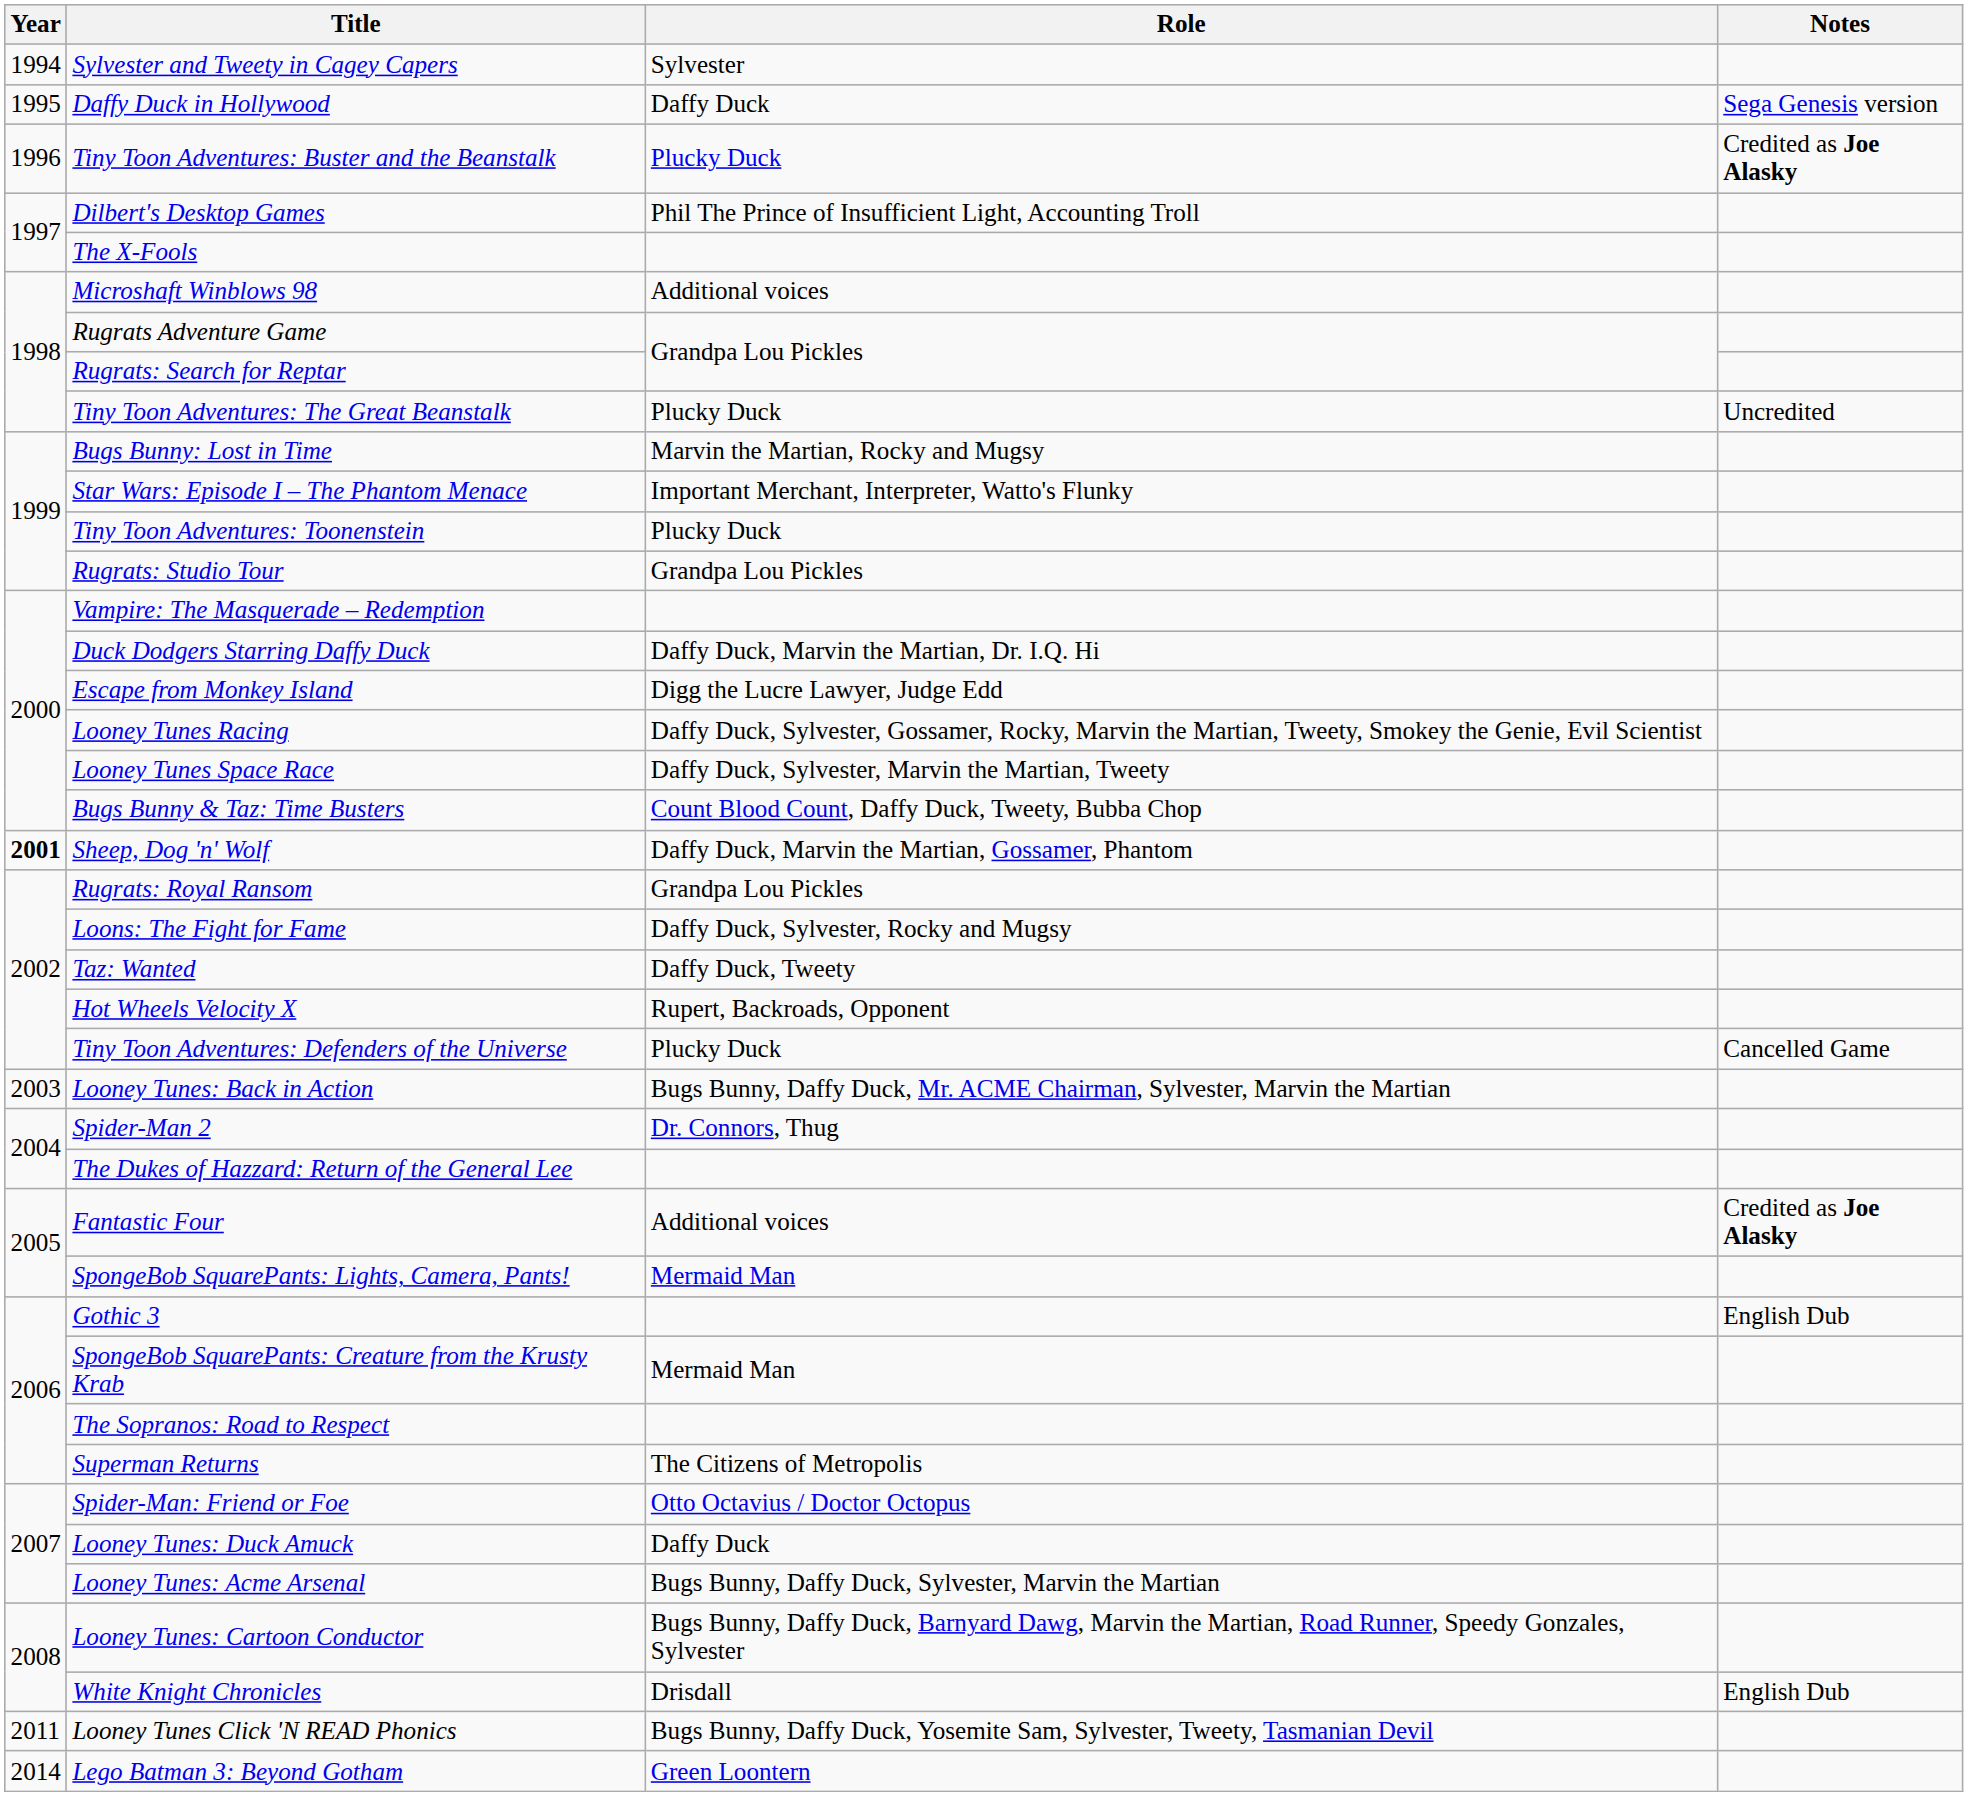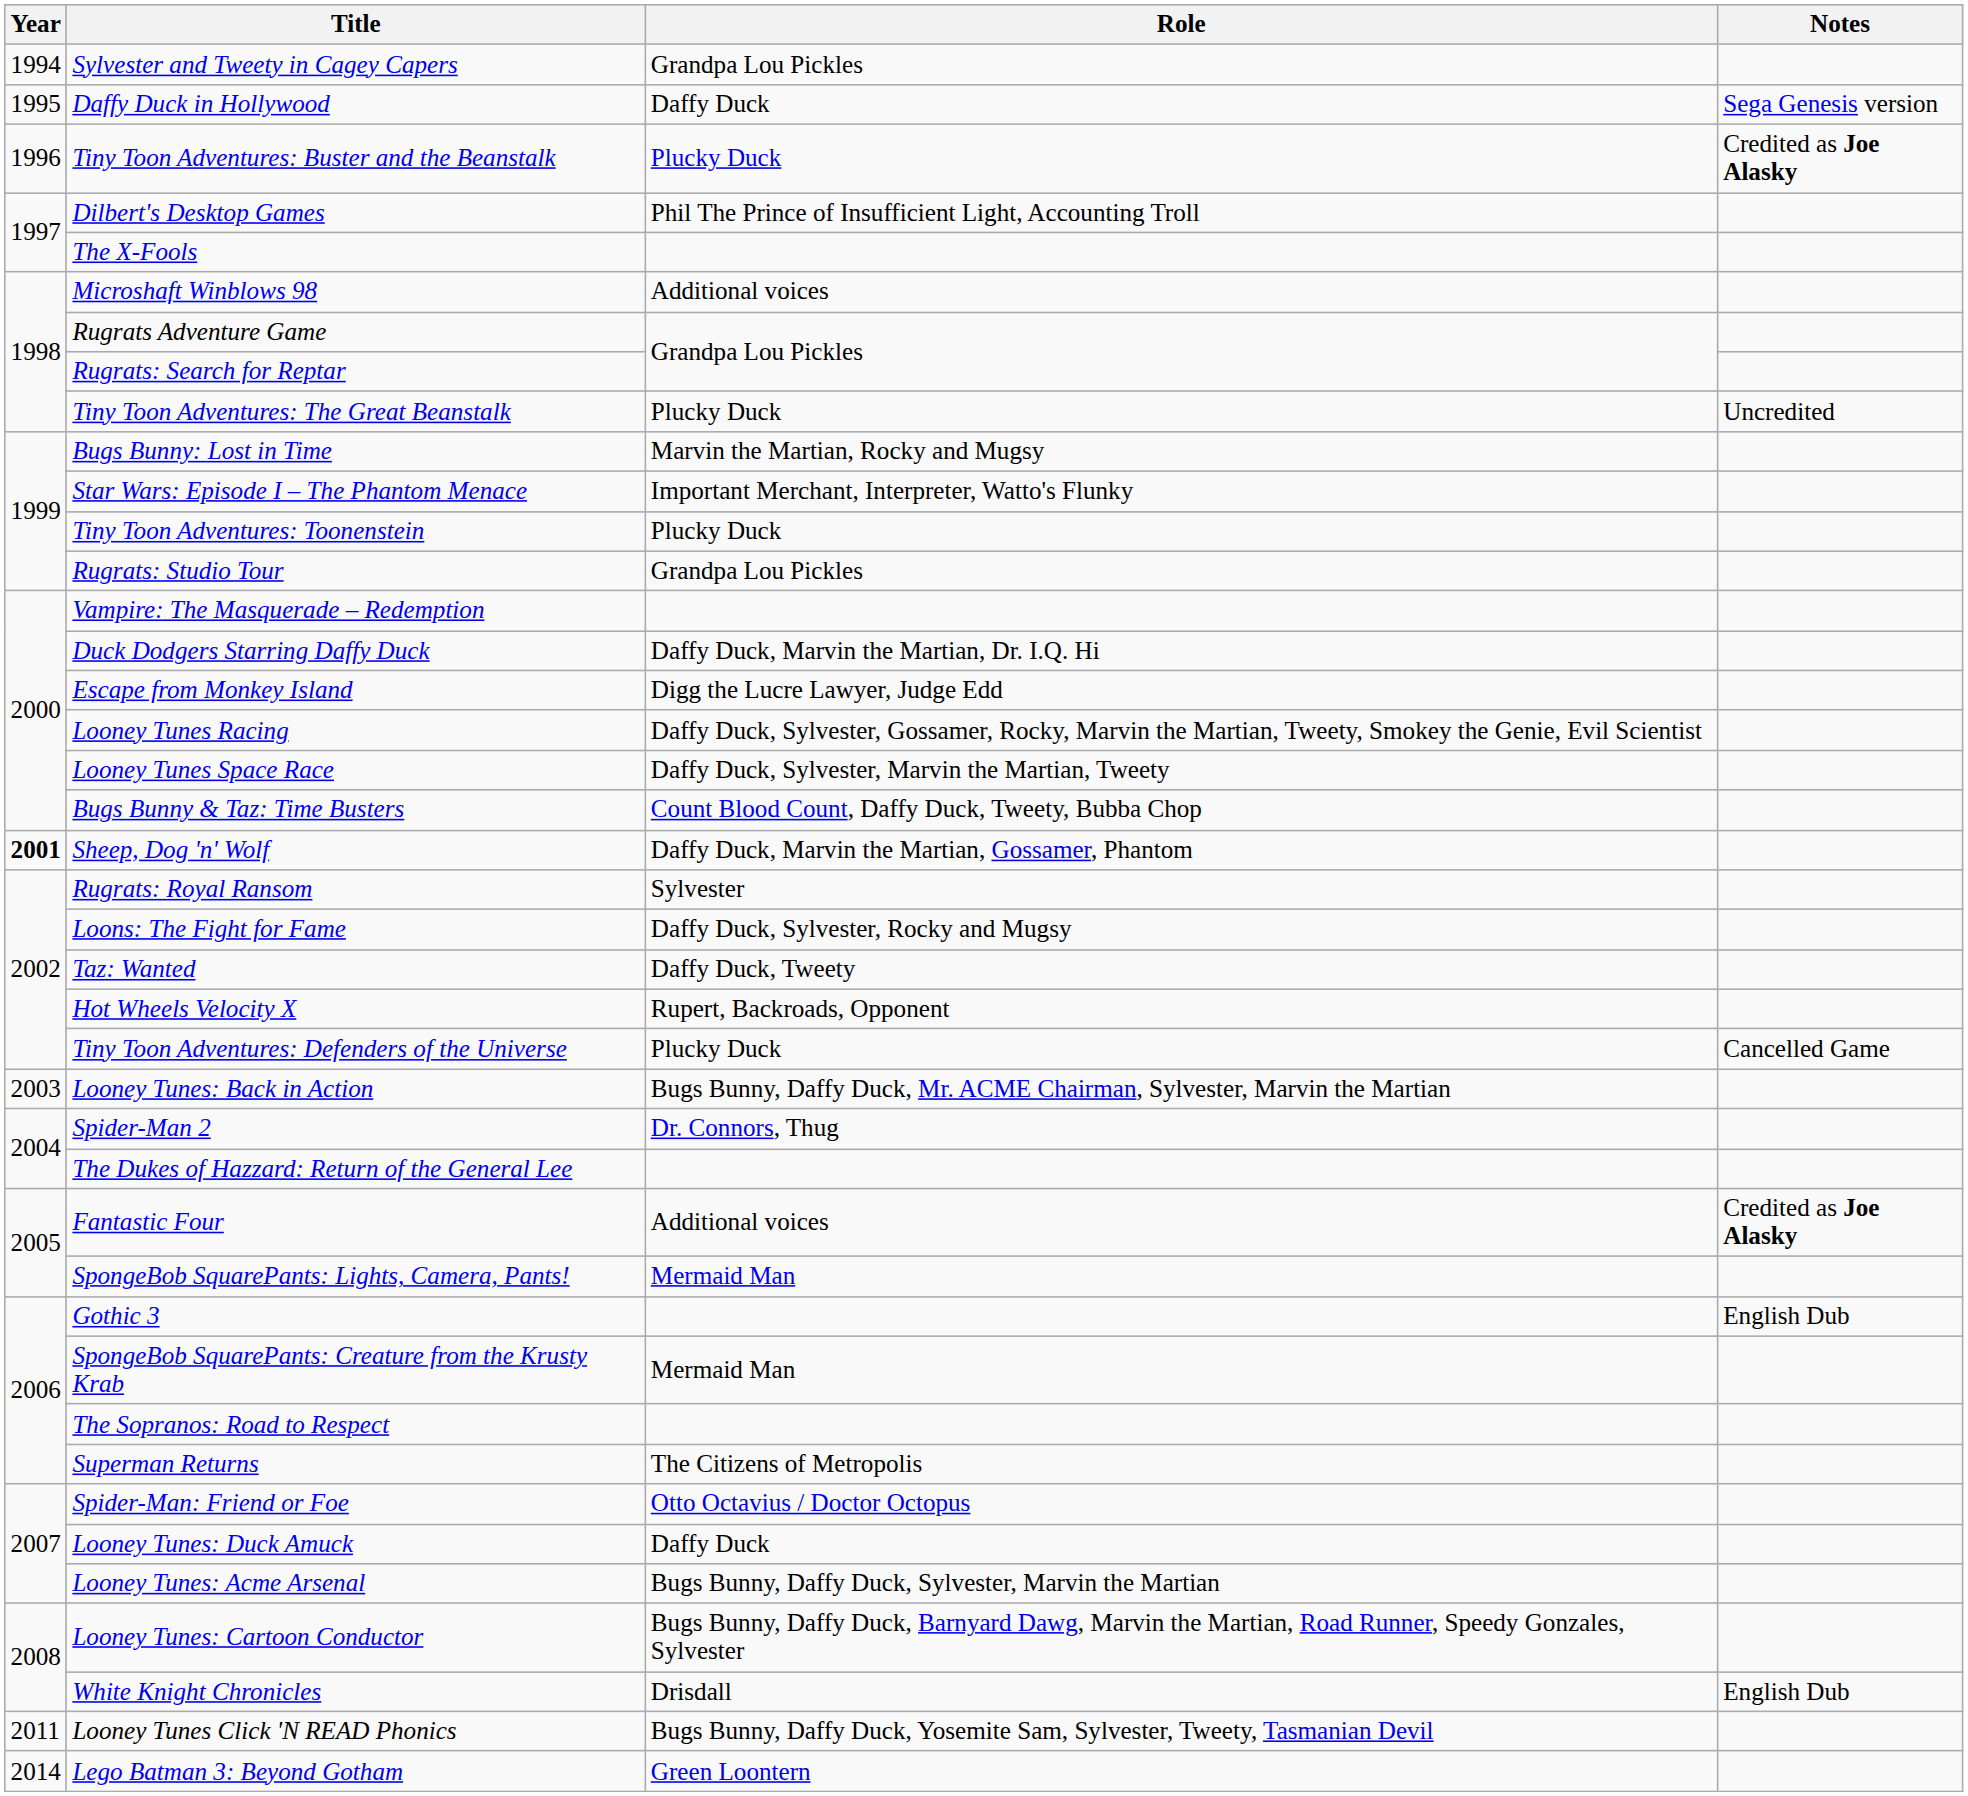(698, 64) Sylvester -> (757, 64) Grandpa Lou Pickles
(757, 889) Grandpa Lou Pickles -> (698, 889) Sylvester
